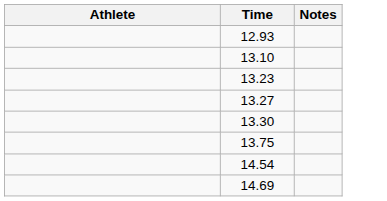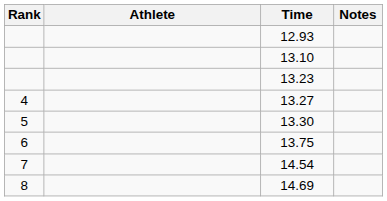+ column: (24, 15)
